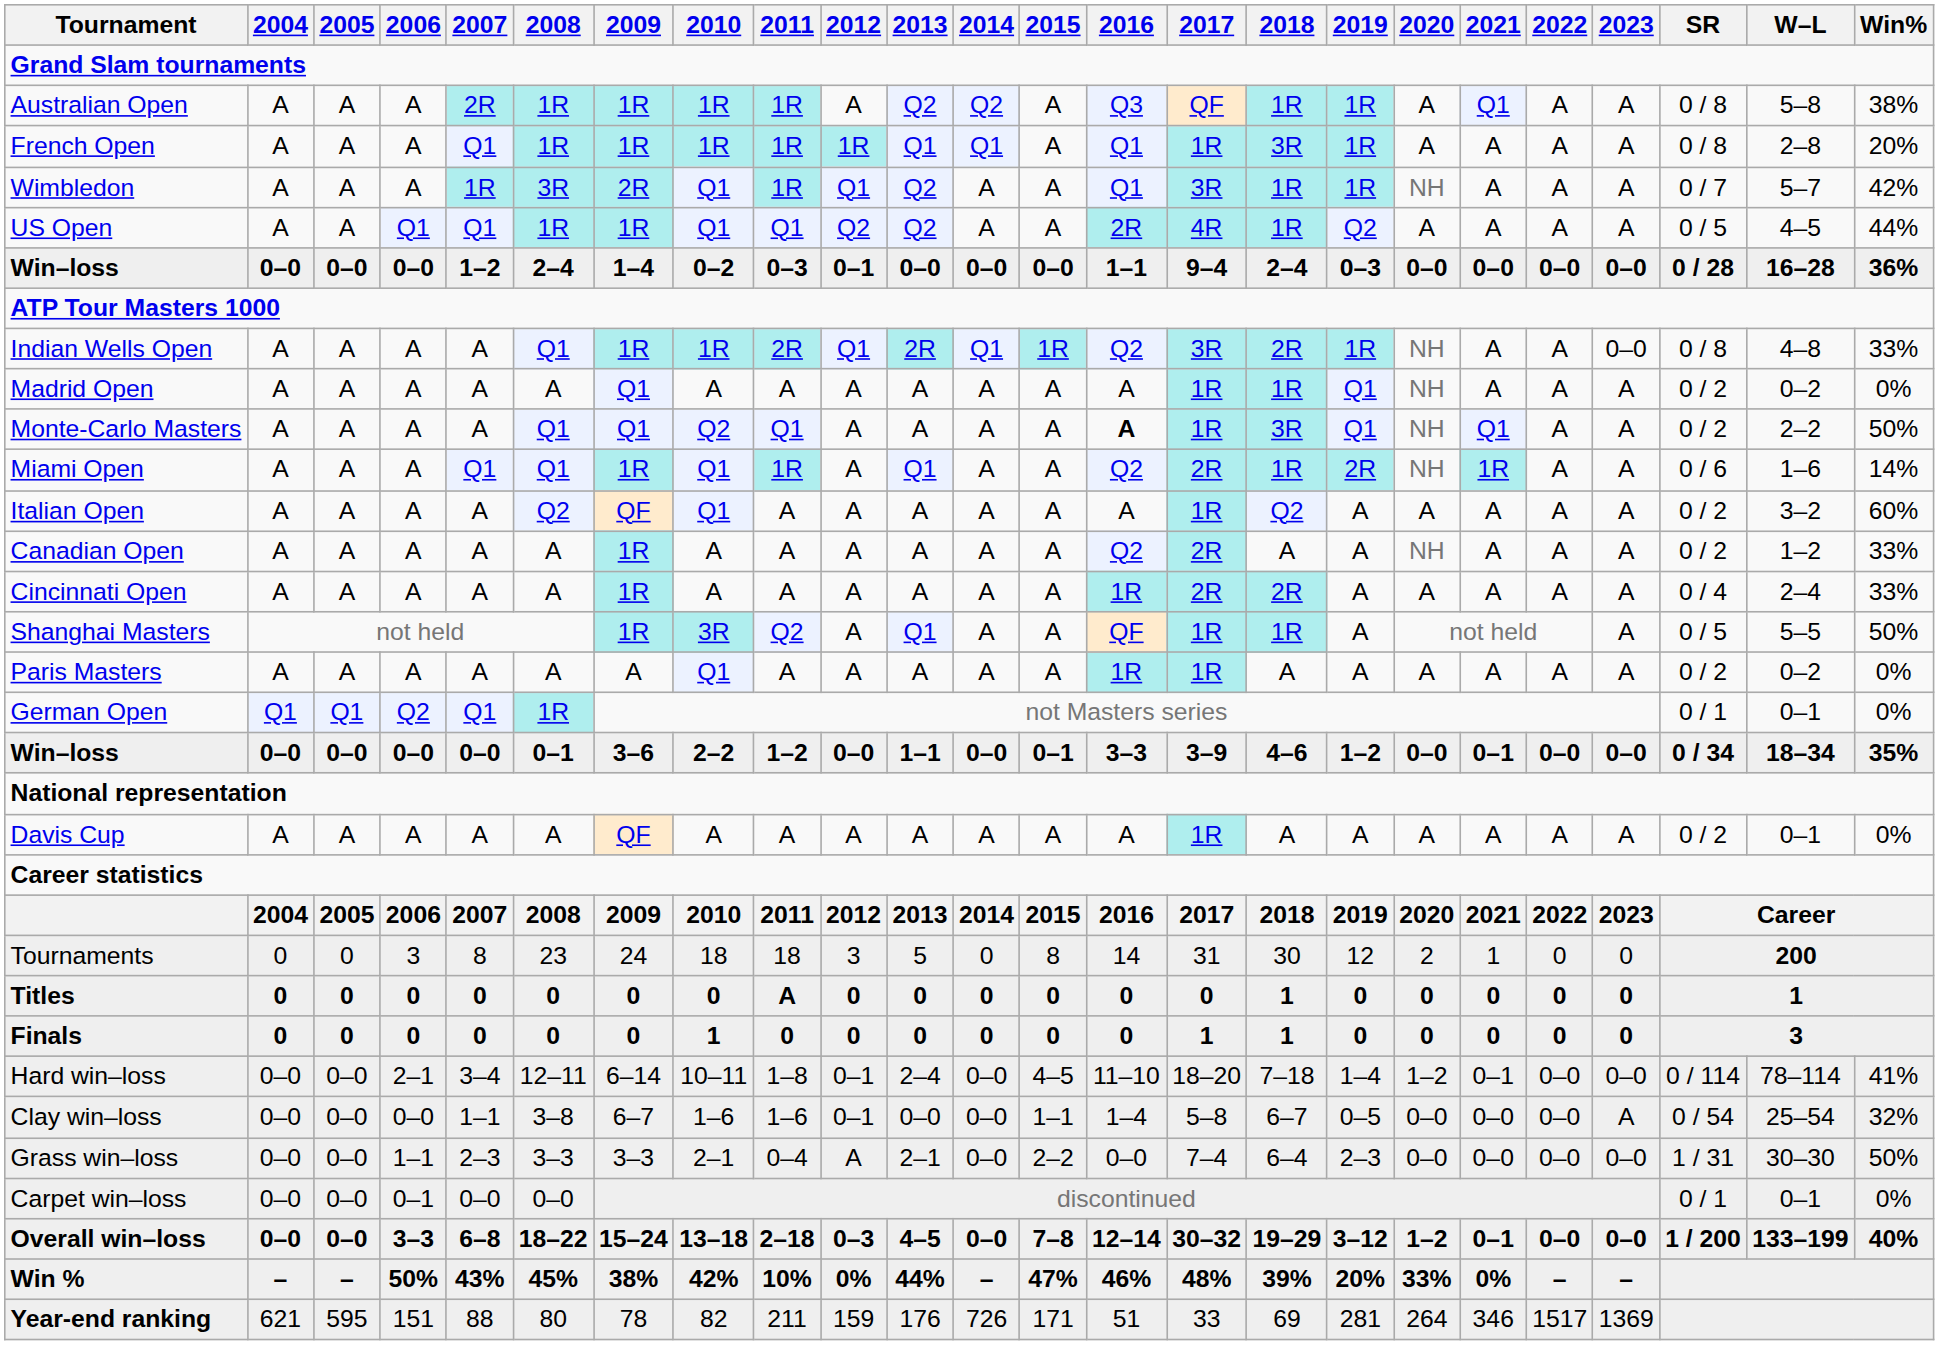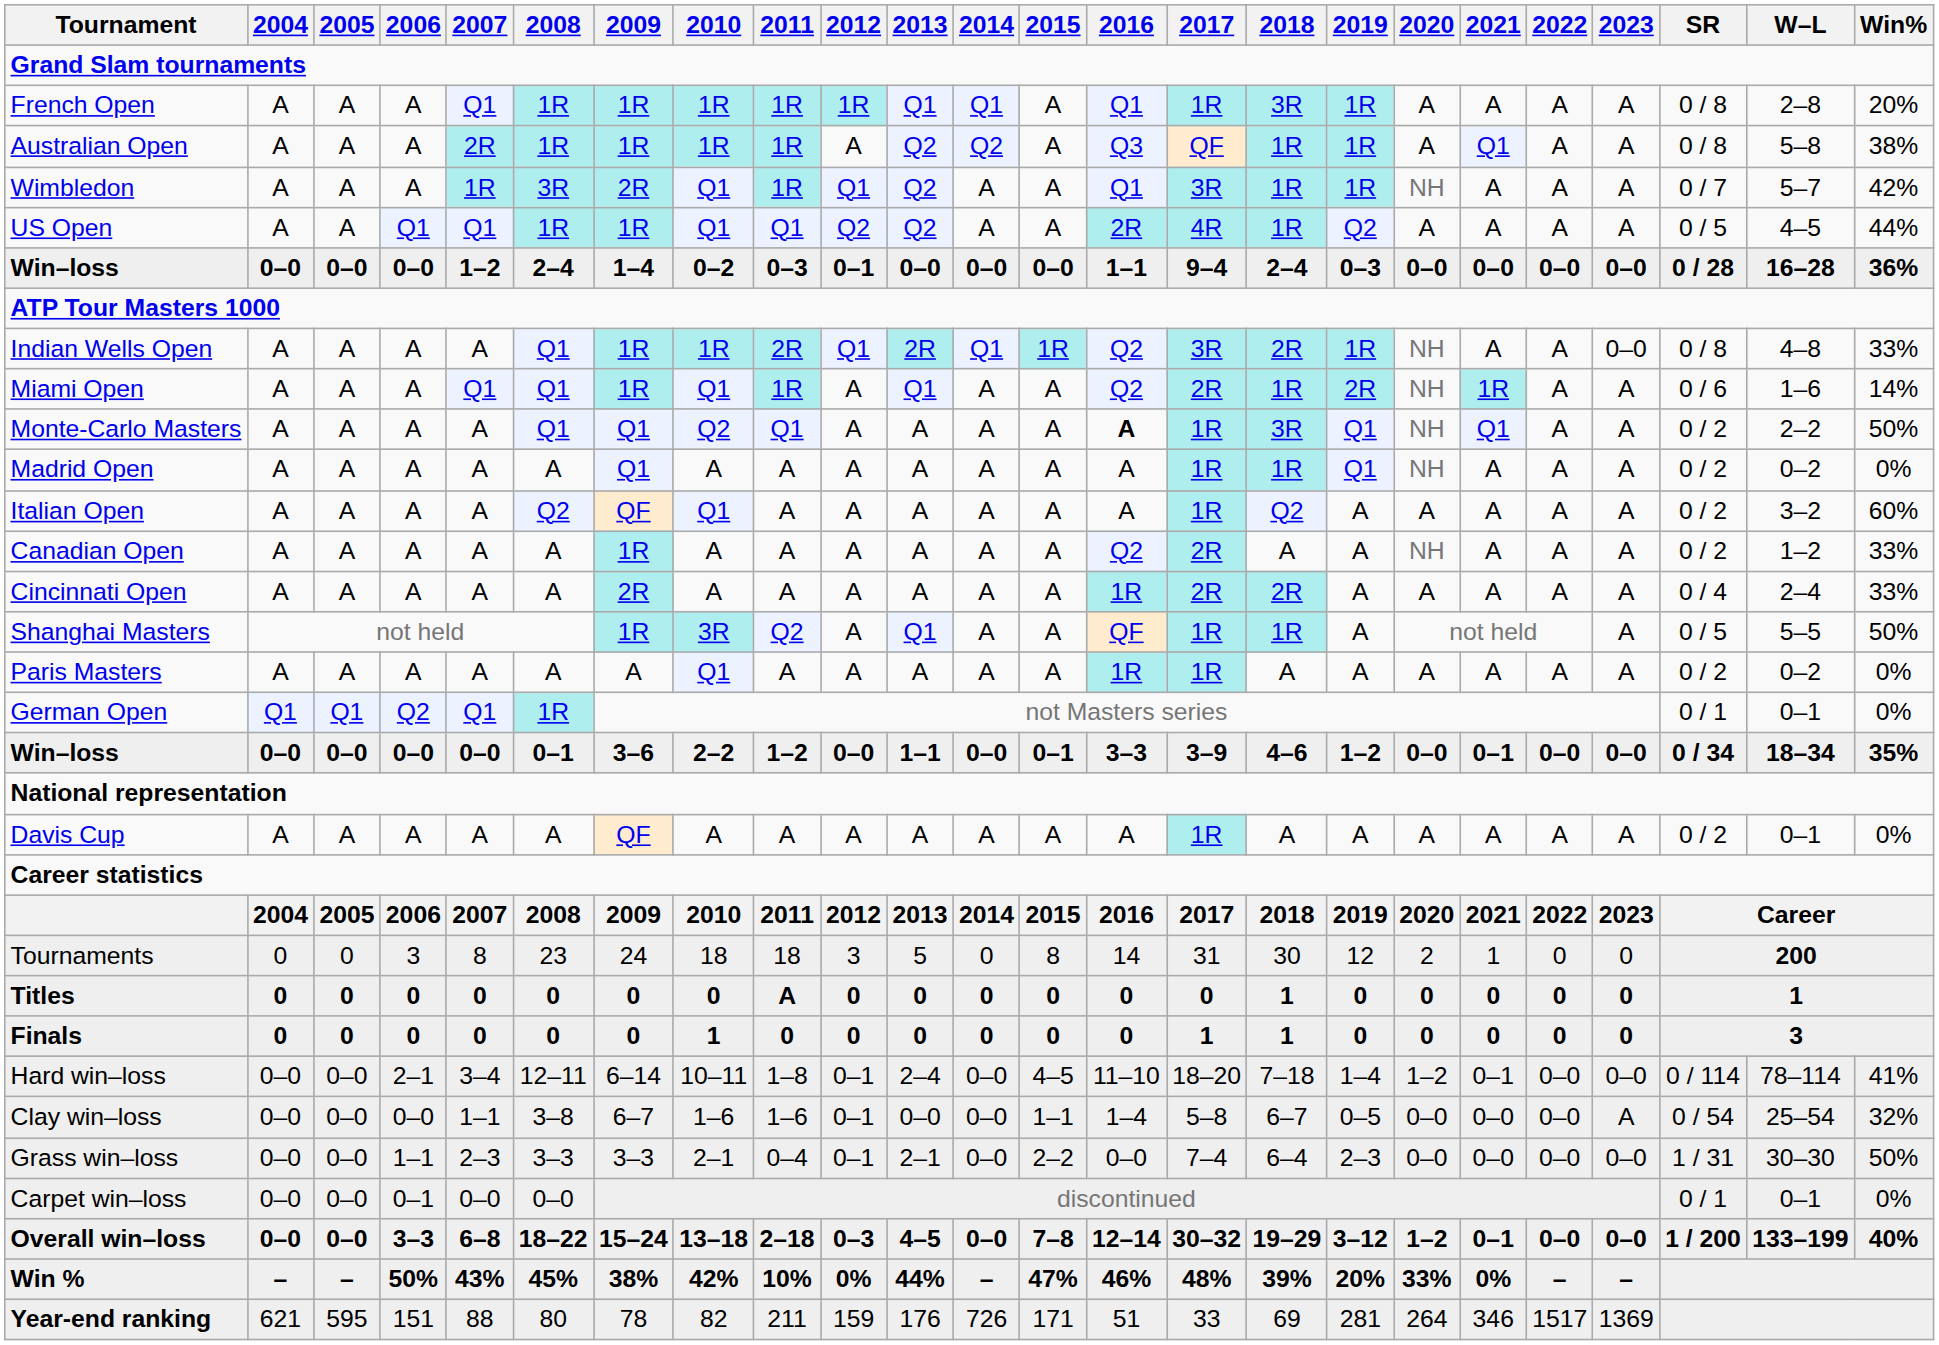rows swapped: (99, 105) <-> (83, 146)
rows swapped: (77, 470) <-> (82, 389)
(633, 591) 1R -> (633, 591) 2R
(854, 1157) A -> (854, 1157) 0–1
